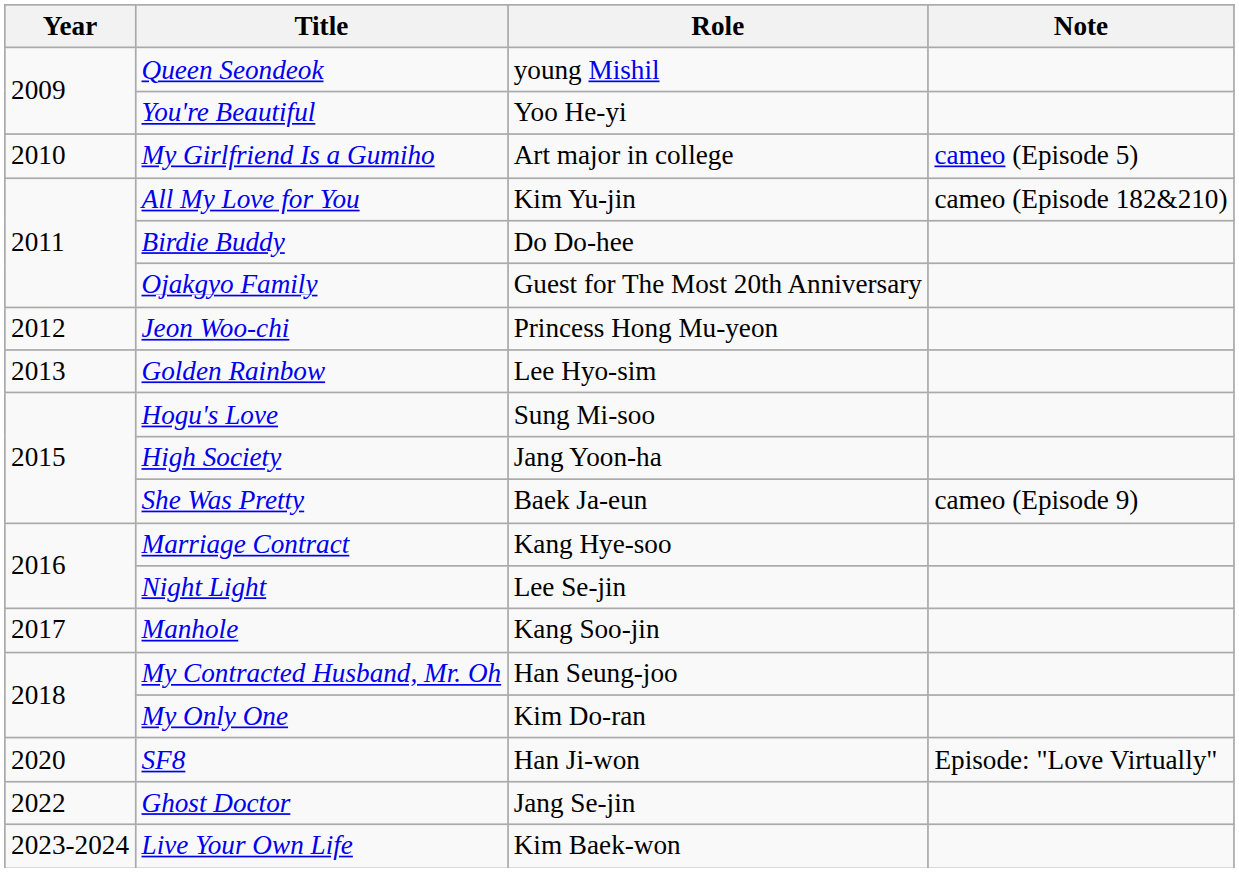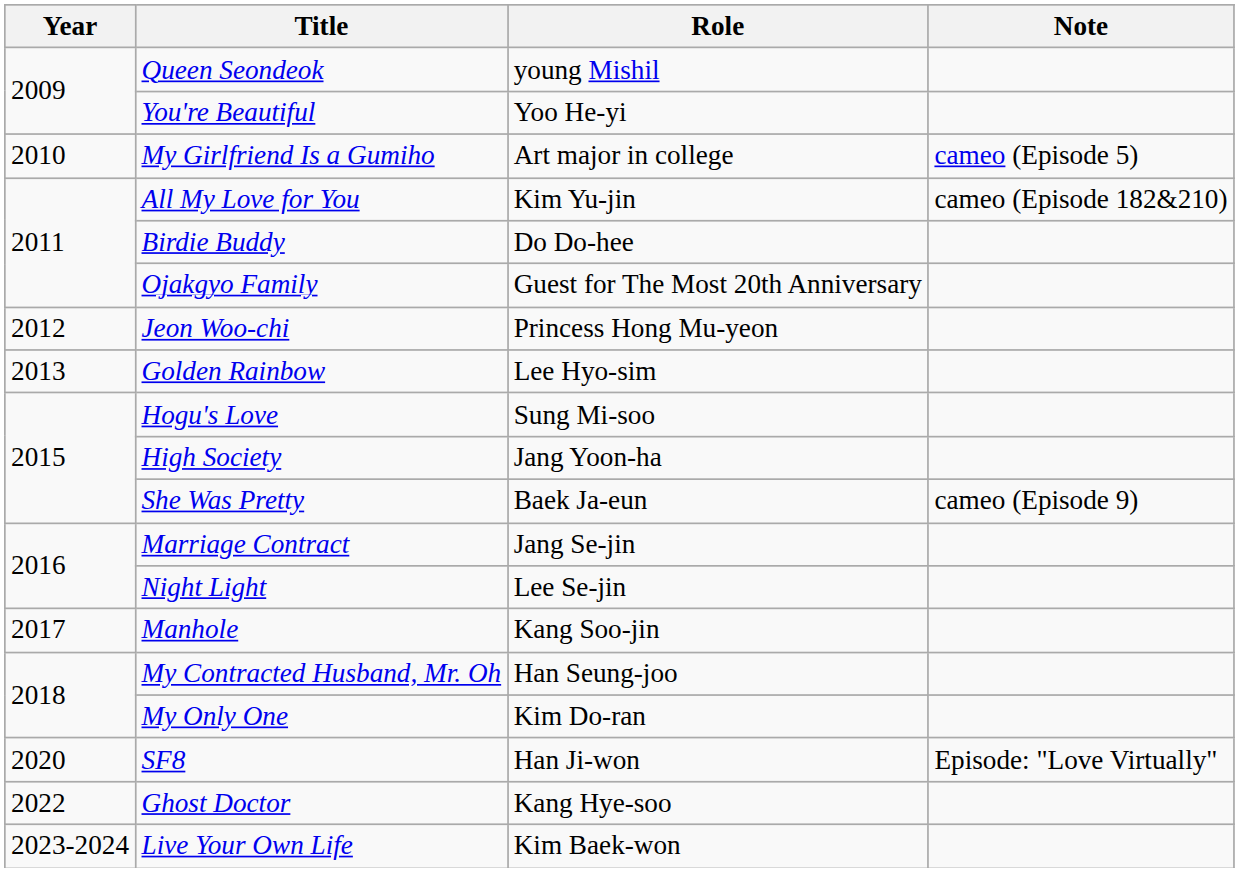(593, 543) Kang Hye-soo -> (574, 543) Jang Se-jin
(574, 802) Jang Se-jin -> (593, 802) Kang Hye-soo
